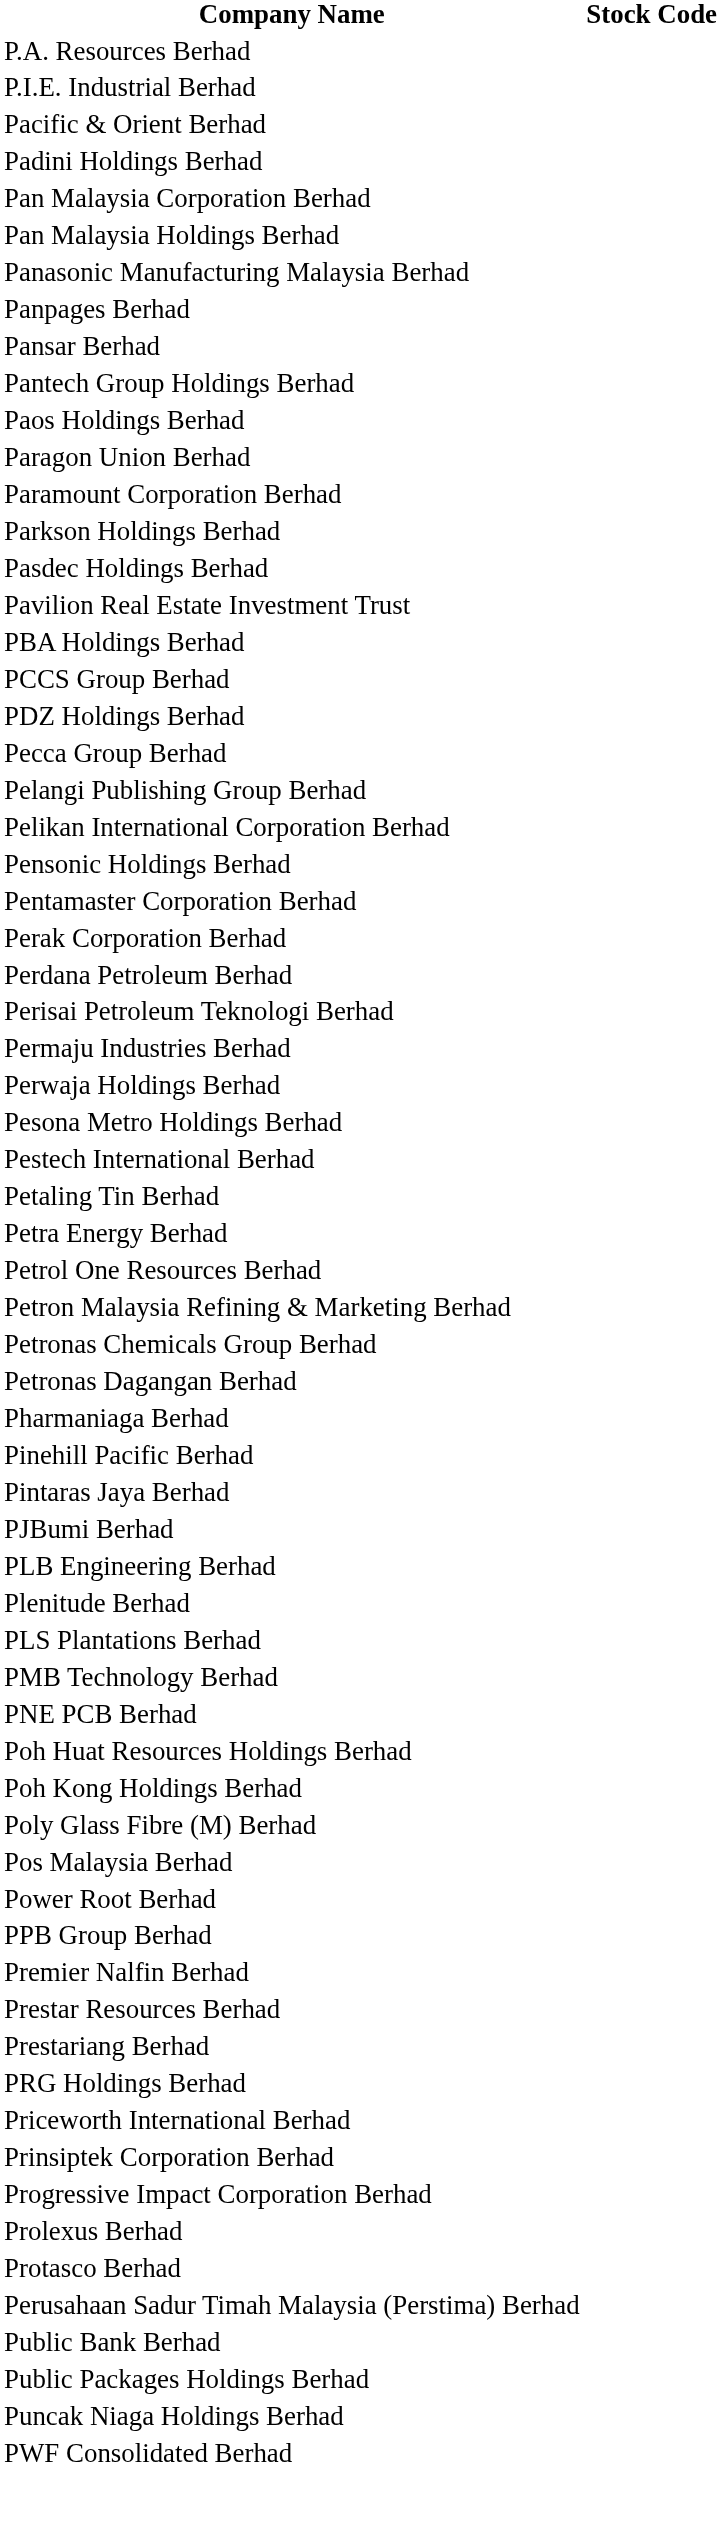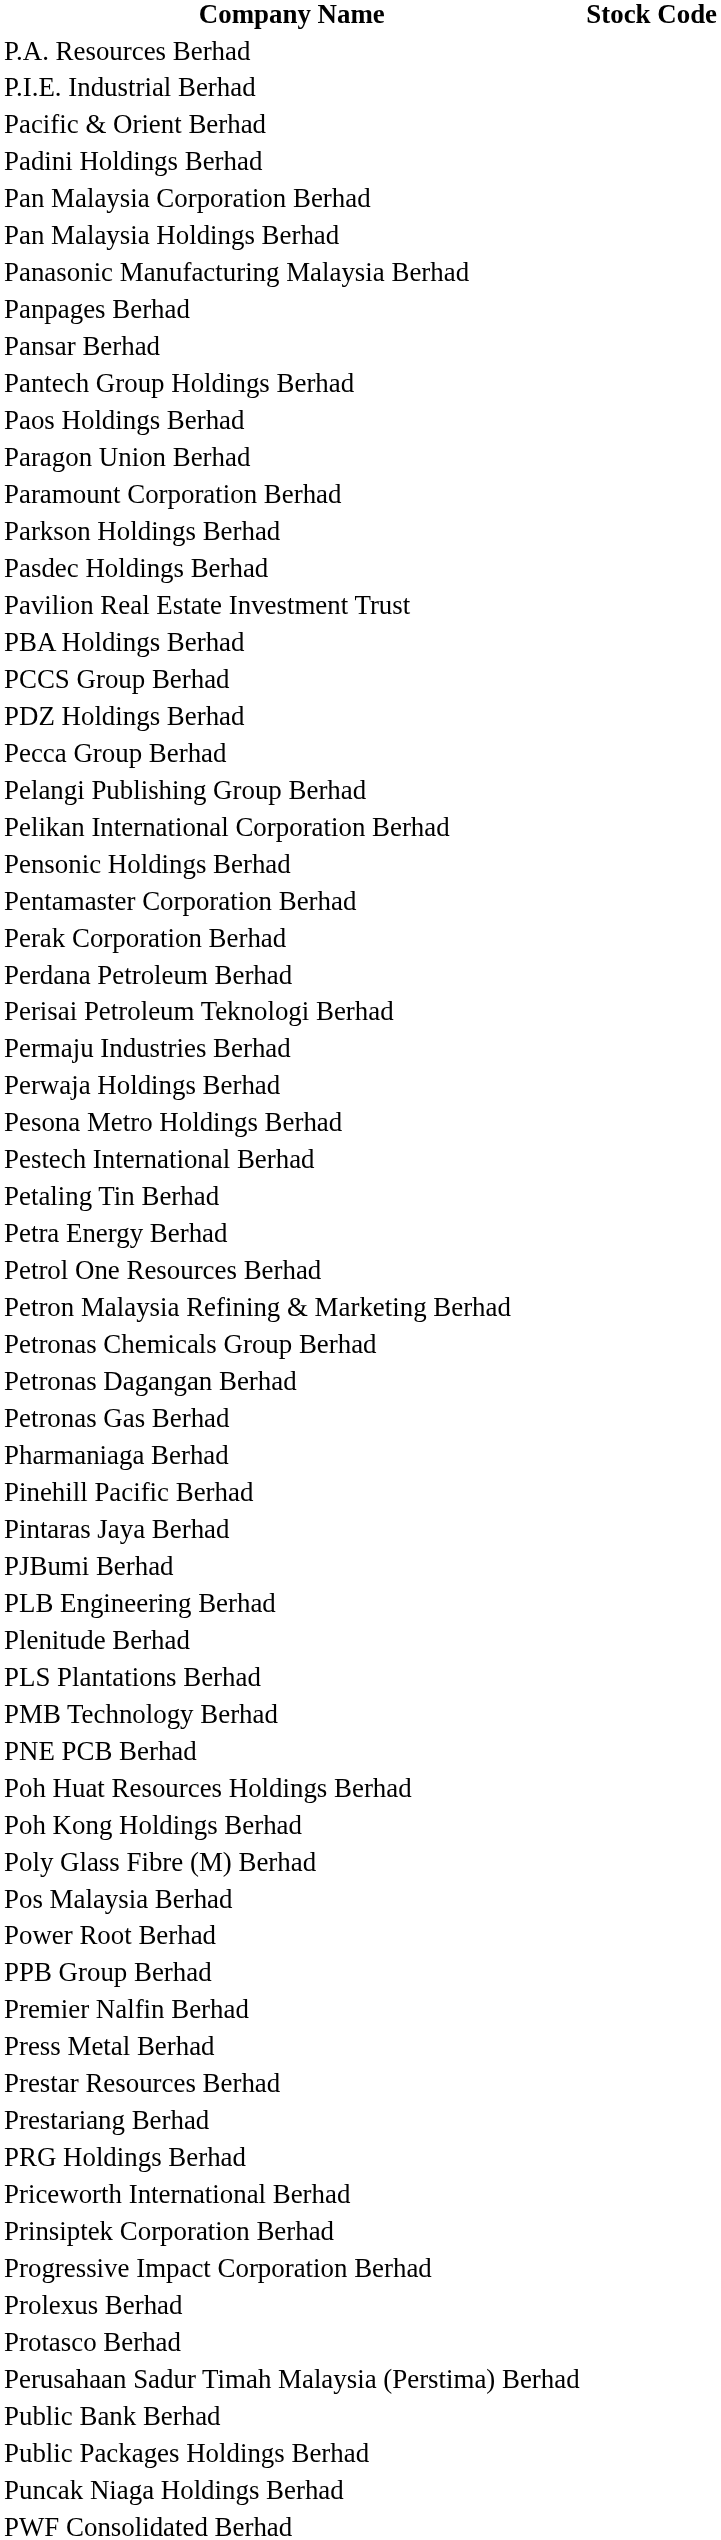+ row: (117, 1418)
+ row: (109, 2046)
